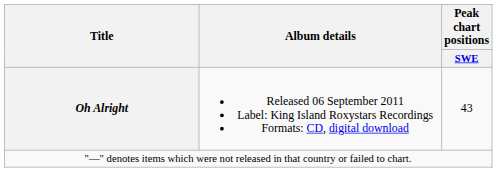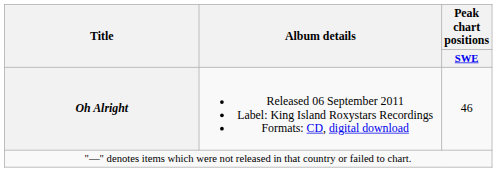(467, 108) 43 -> (467, 108) 46
